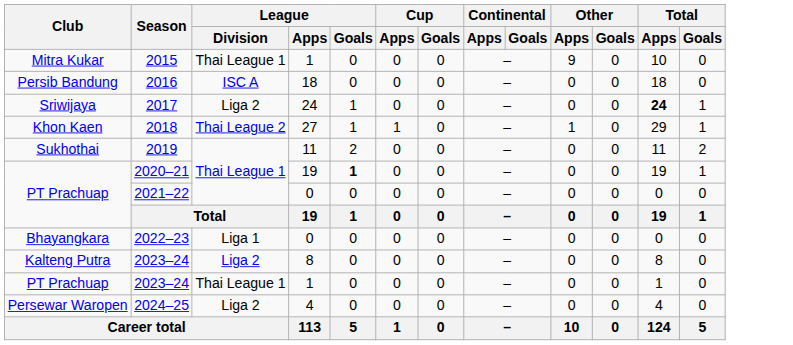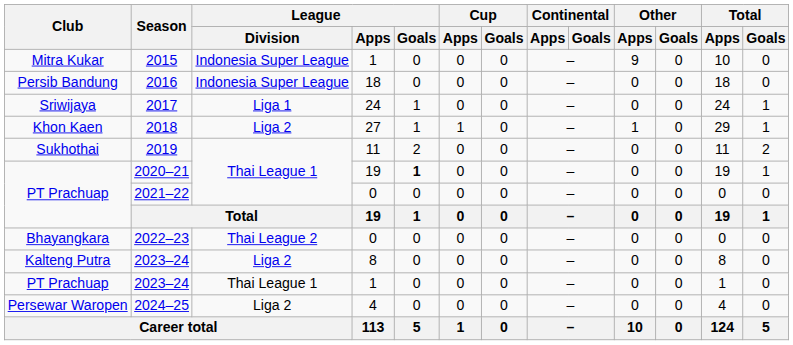(240, 60) Thai League 1 -> (272, 60) Indonesia Super League
(240, 82) ISC A -> (272, 82) Indonesia Super League
(240, 104) Liga 2 -> (272, 104) Liga 1
(659, 104) bold -> (722, 104) normal
(241, 127) Thai League 2 -> (272, 127) Liga 2
(240, 238) Liga 1 -> (272, 238) Thai League 2
